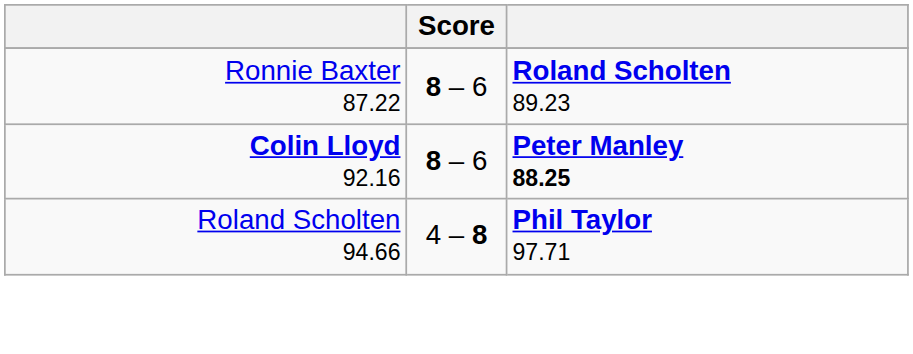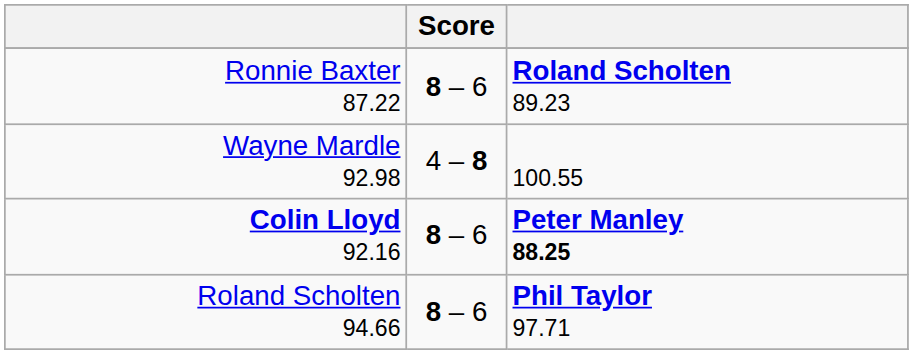+ row: (312, 160)
(457, 235) 4 – 8 -> (457, 311) 8 – 6
